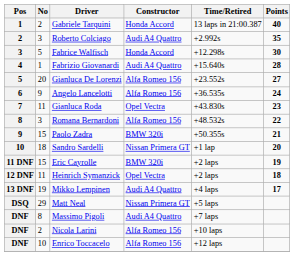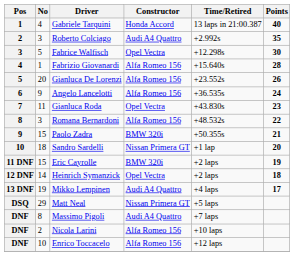(40, 24) 2 -> (40, 24) 4
(150, 52) Honda Accord -> (145, 52) Opel Vectra
(154, 65) Audi A4 Quattro -> (153, 65) Alfa Romeo 156
(277, 79) 27 -> (277, 79) 26
(42, 175) 11 -> (42, 175) 14
